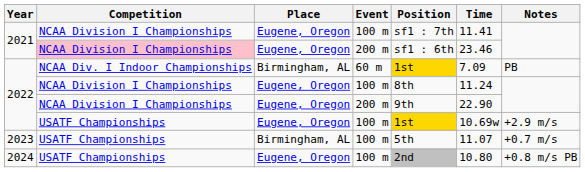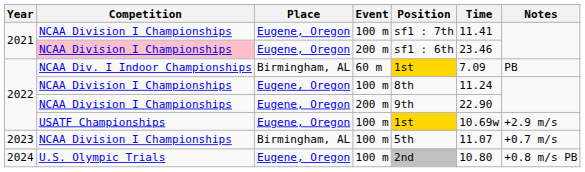(102, 139) USATF Championships -> (135, 139) NCAA Division I Championships
(102, 158) USATF Championships -> (102, 158) U.S. Olympic Trials
